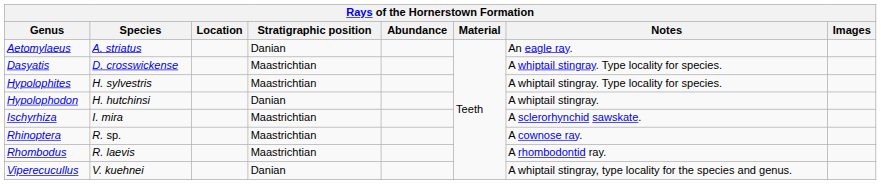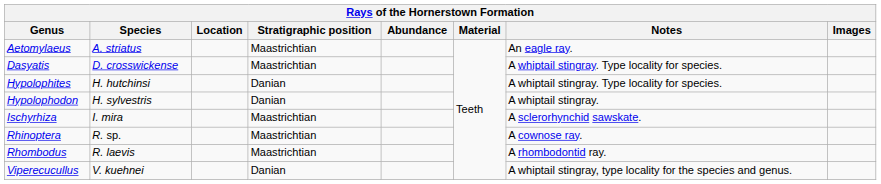(268, 48) Danian -> (283, 48) Maastrichtian
(122, 83) H. sylvestris -> (121, 83) H. hutchinsi
(283, 83) Maastrichtian -> (268, 83) Danian
(121, 100) H. hutchinsi -> (122, 100) H. sylvestris
